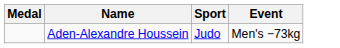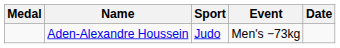+ column: (319, 14)
